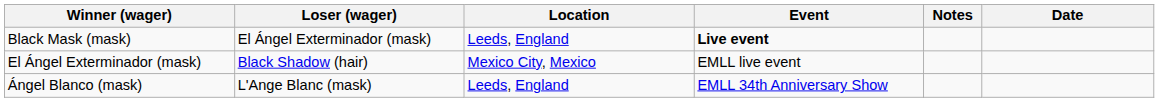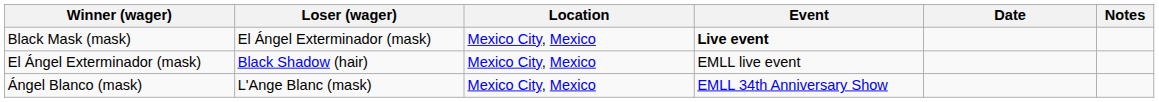columns swapped: (1068, 16) <-> (953, 16)
(518, 39) Leeds, England -> (532, 39) Mexico City, Mexico
(518, 85) Leeds, England -> (532, 85) Mexico City, Mexico
